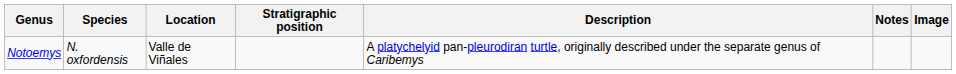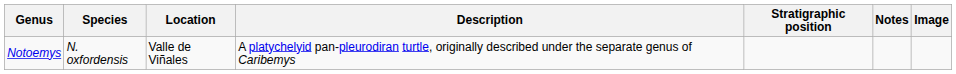columns swapped: (300, 20) <-> (618, 20)
